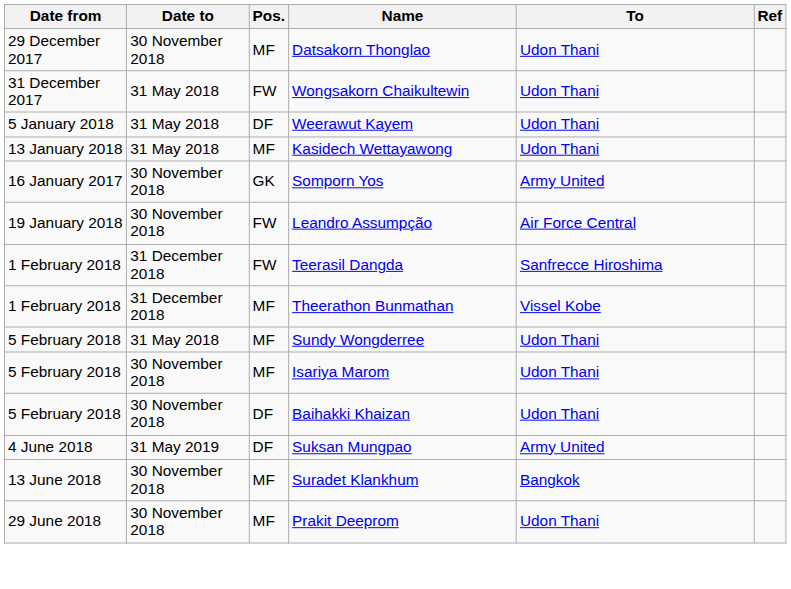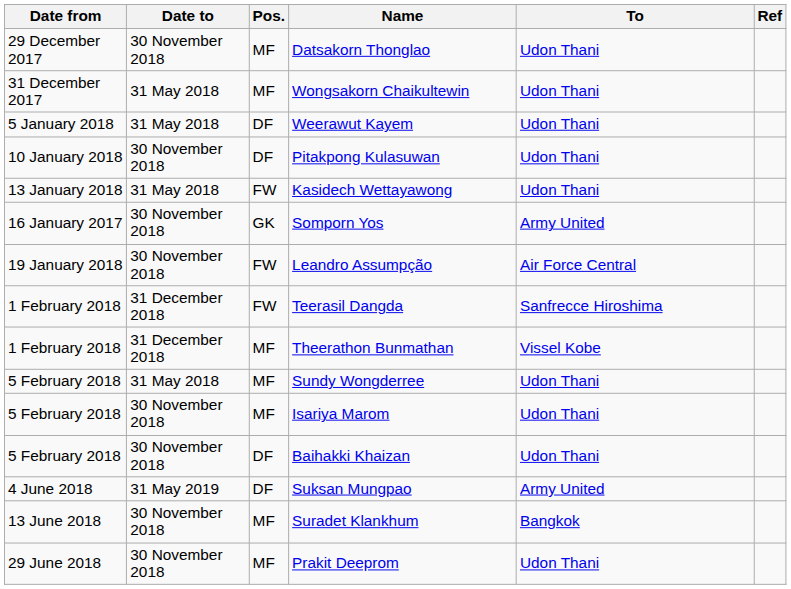(265, 91) FW -> (264, 91) MF
+ row: (366, 157)
(264, 148) MF -> (265, 190) FW
